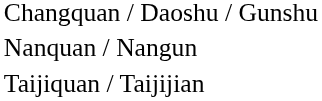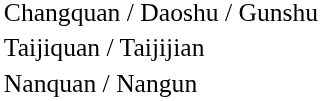rows swapped: (100, 48) <-> (104, 83)
